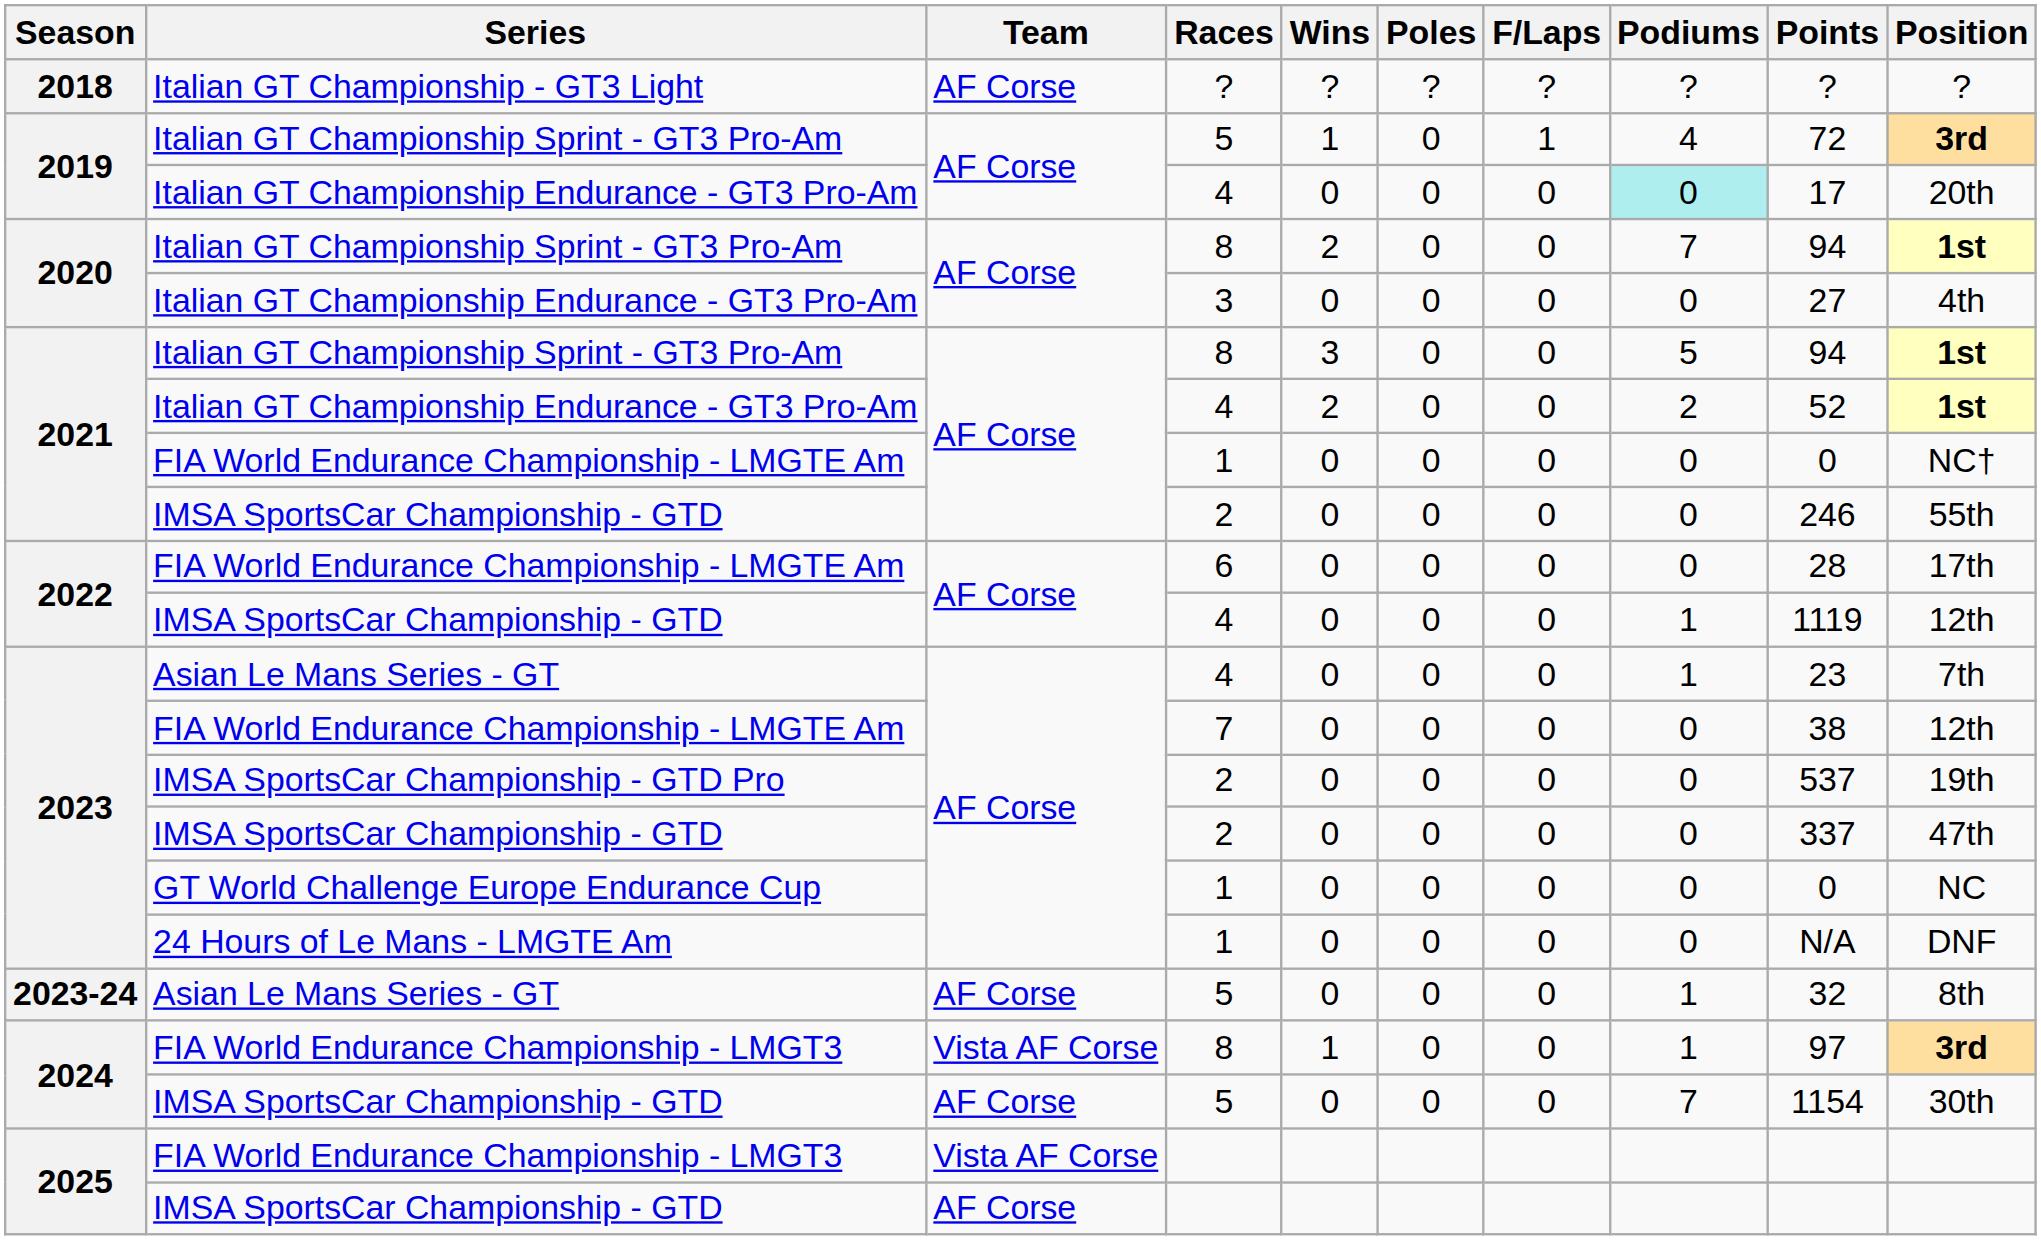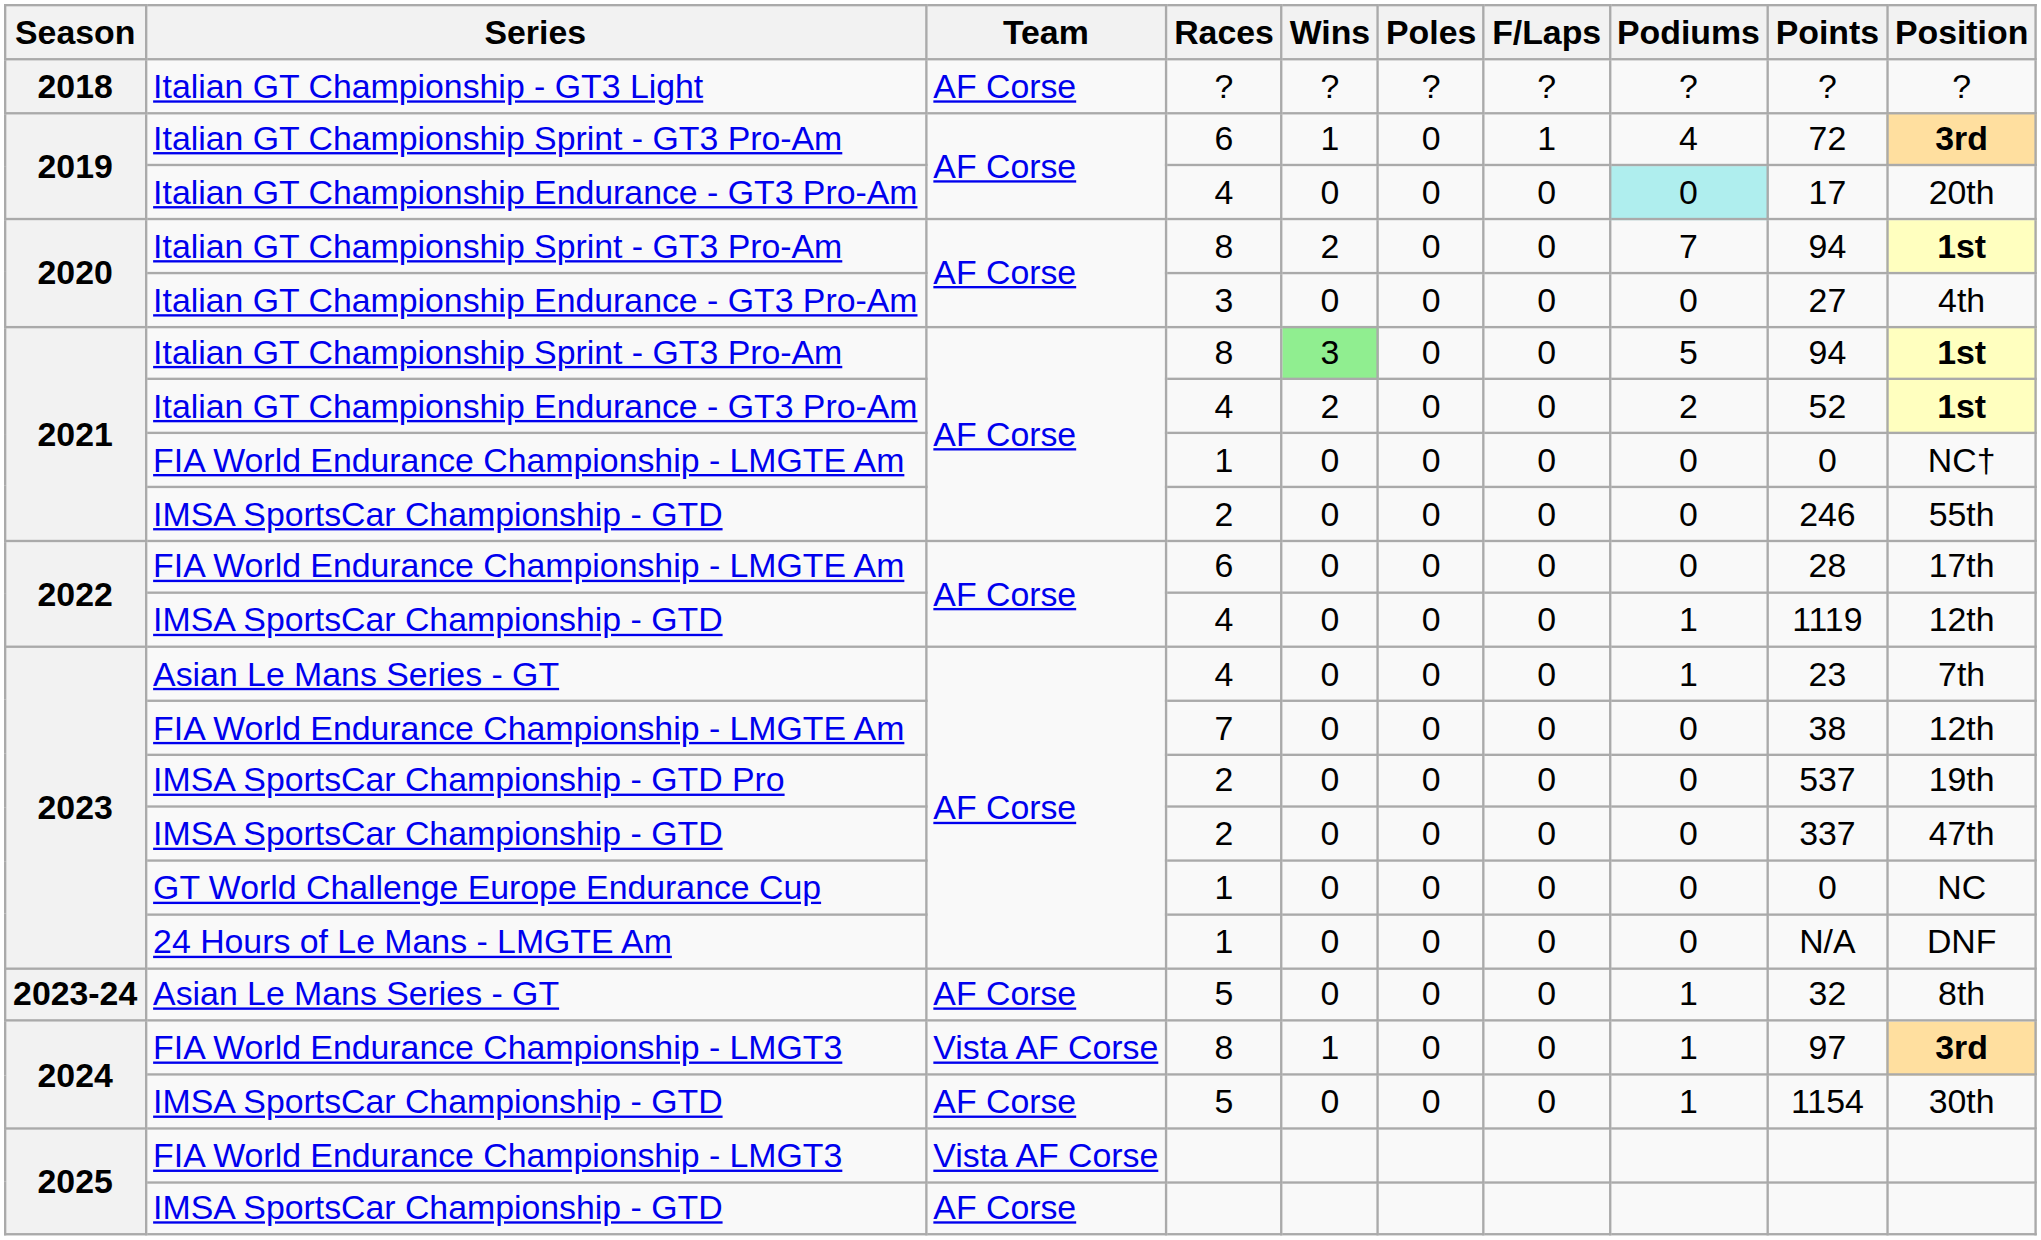(1224, 139) 5 -> (1224, 139) 6
(1330, 353) no background -> (1330, 353) lightgreen background
(1688, 1102) 7 -> (1688, 1102) 1
